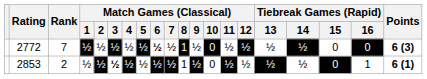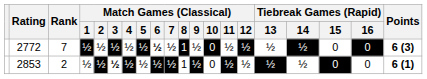(368, 64) 1 -> (368, 64) 0
